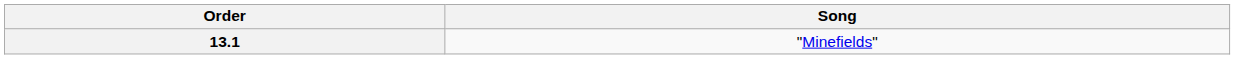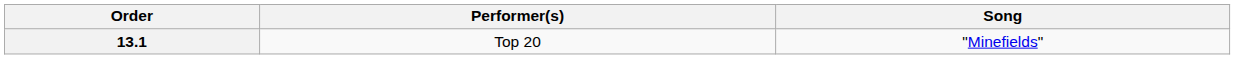+ column: (518, 16)
